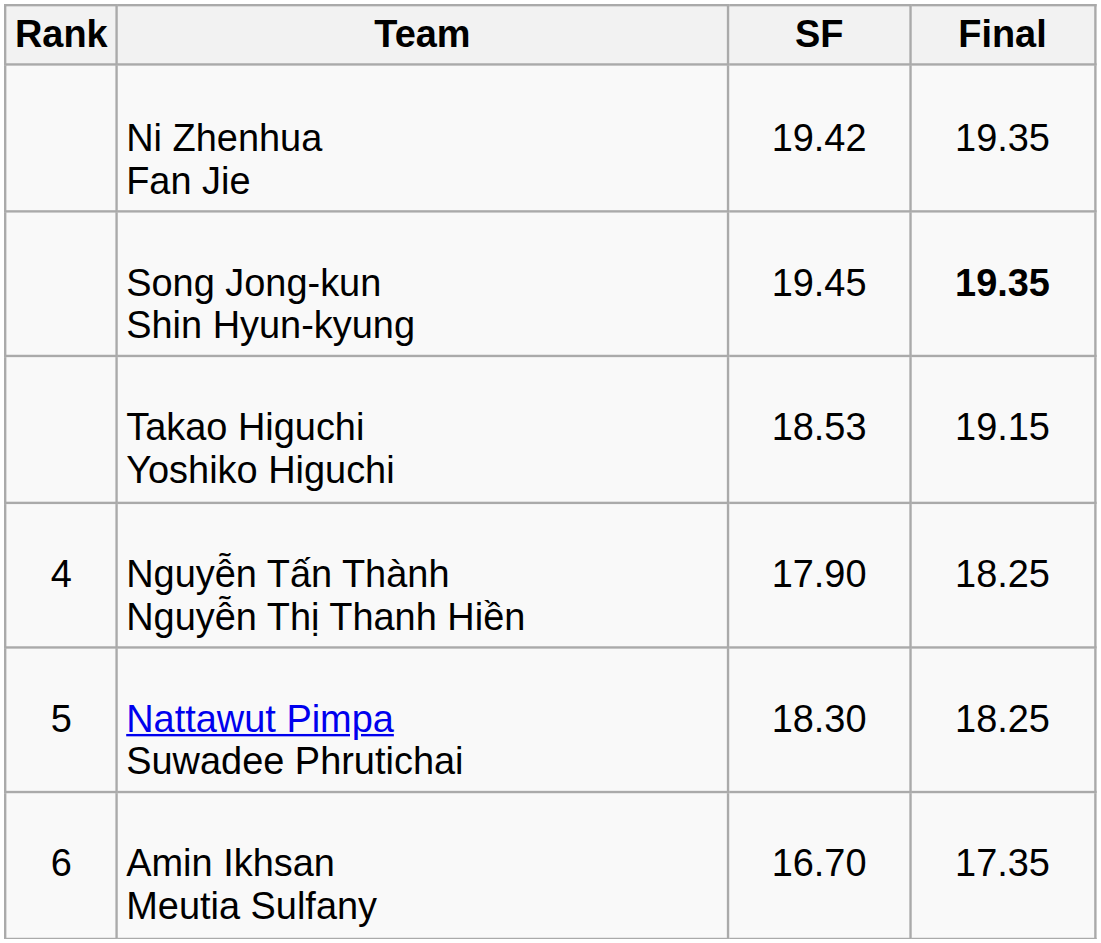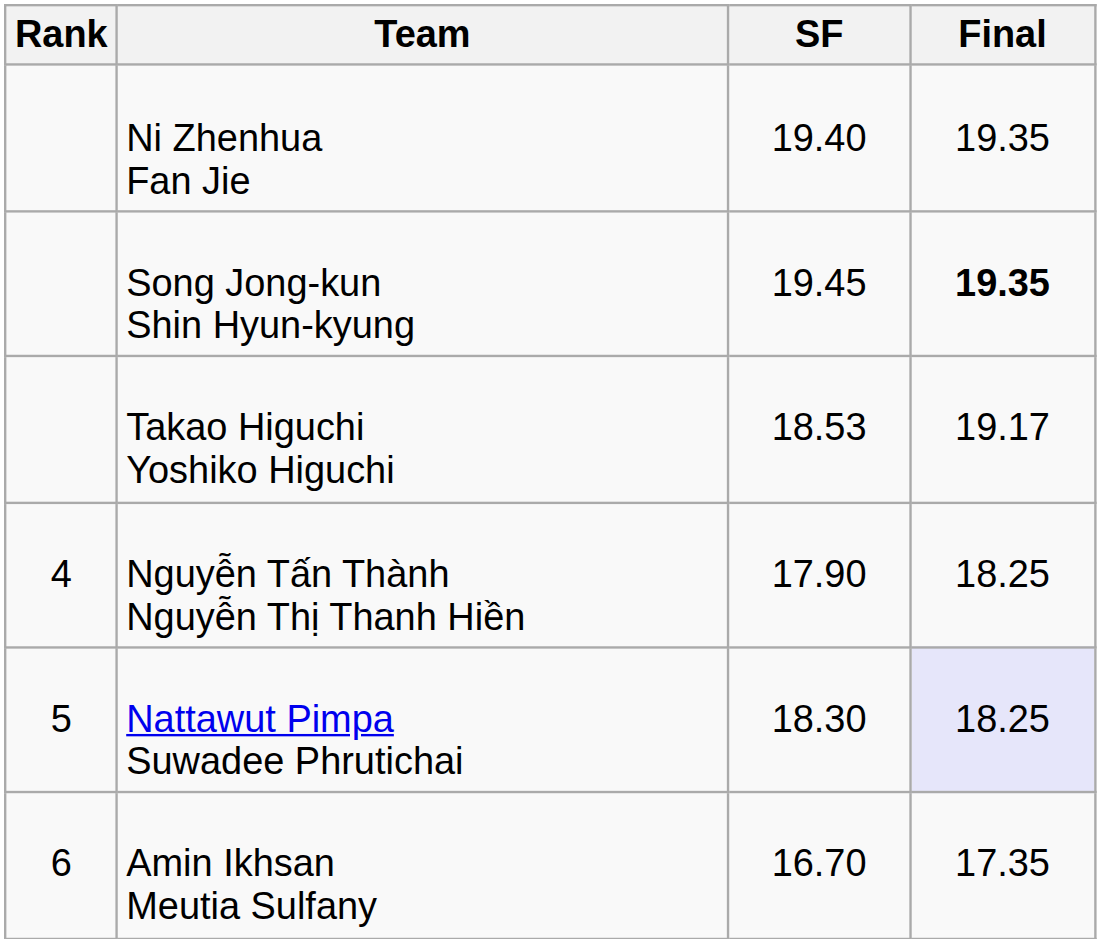(819, 137) 19.42 -> (819, 137) 19.40
(1002, 428) 19.15 -> (1002, 428) 19.17
(1002, 719) no background -> (1002, 719) lavender background
